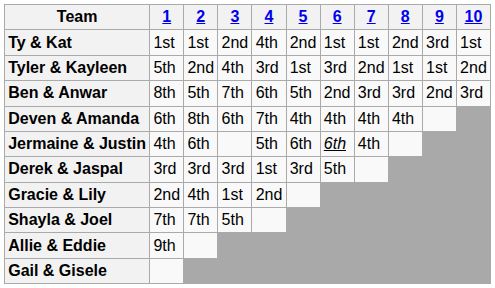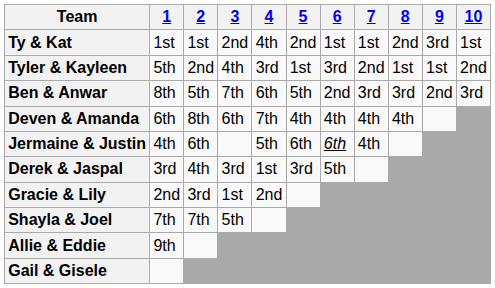(199, 169) 3rd -> (199, 169) 4th
(199, 194) 4th -> (199, 194) 3rd
